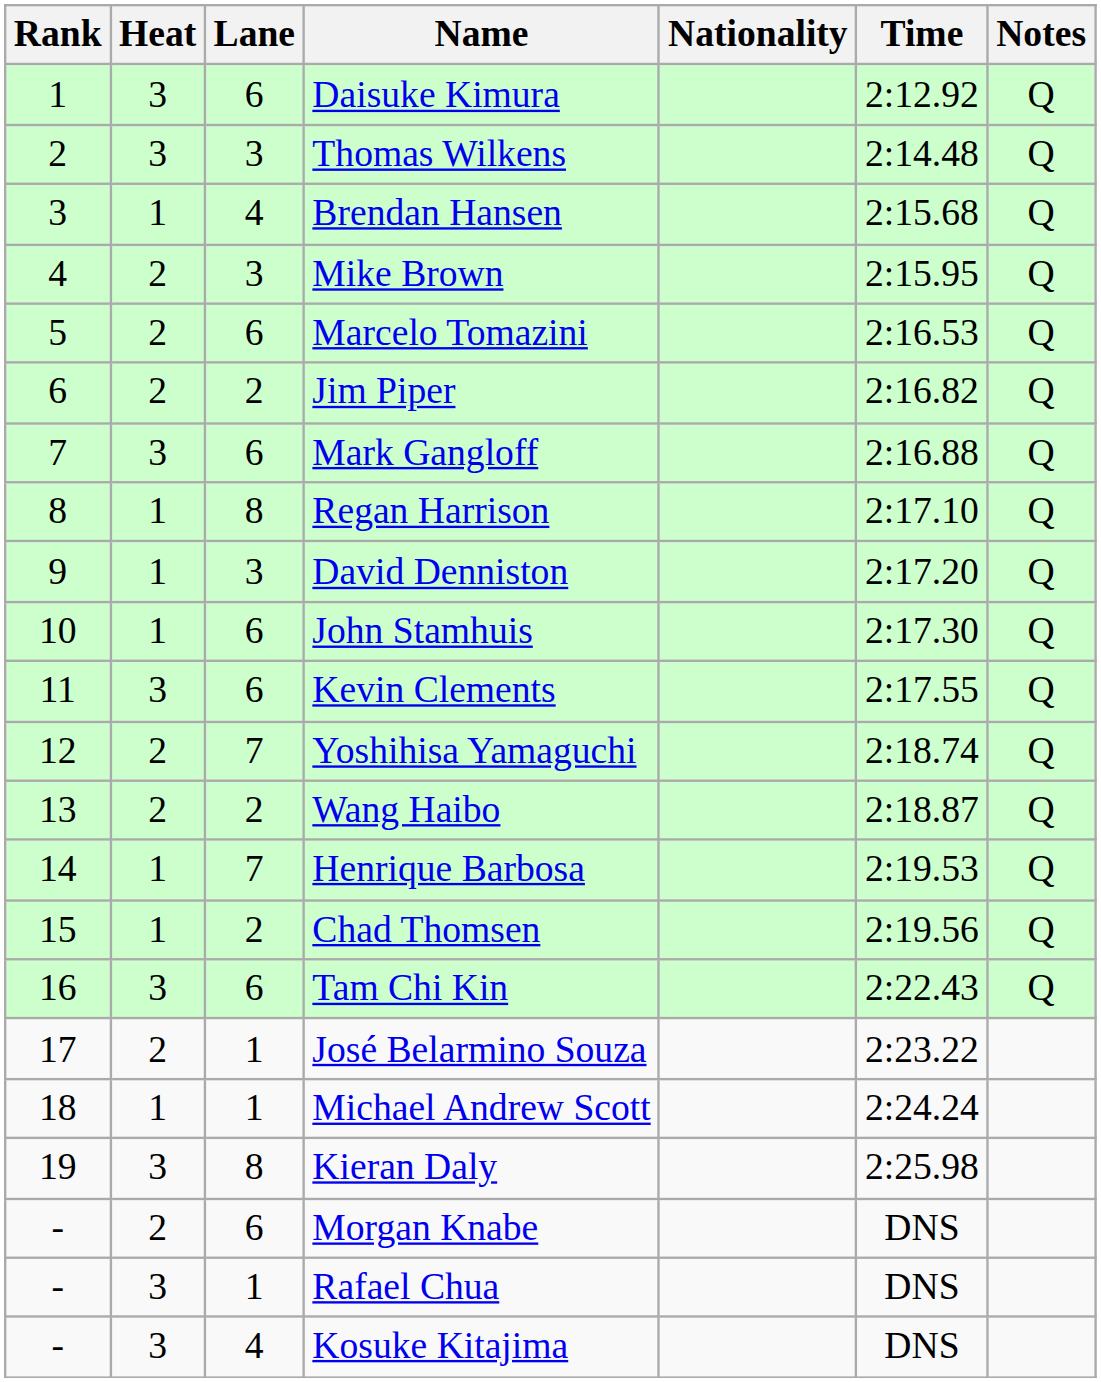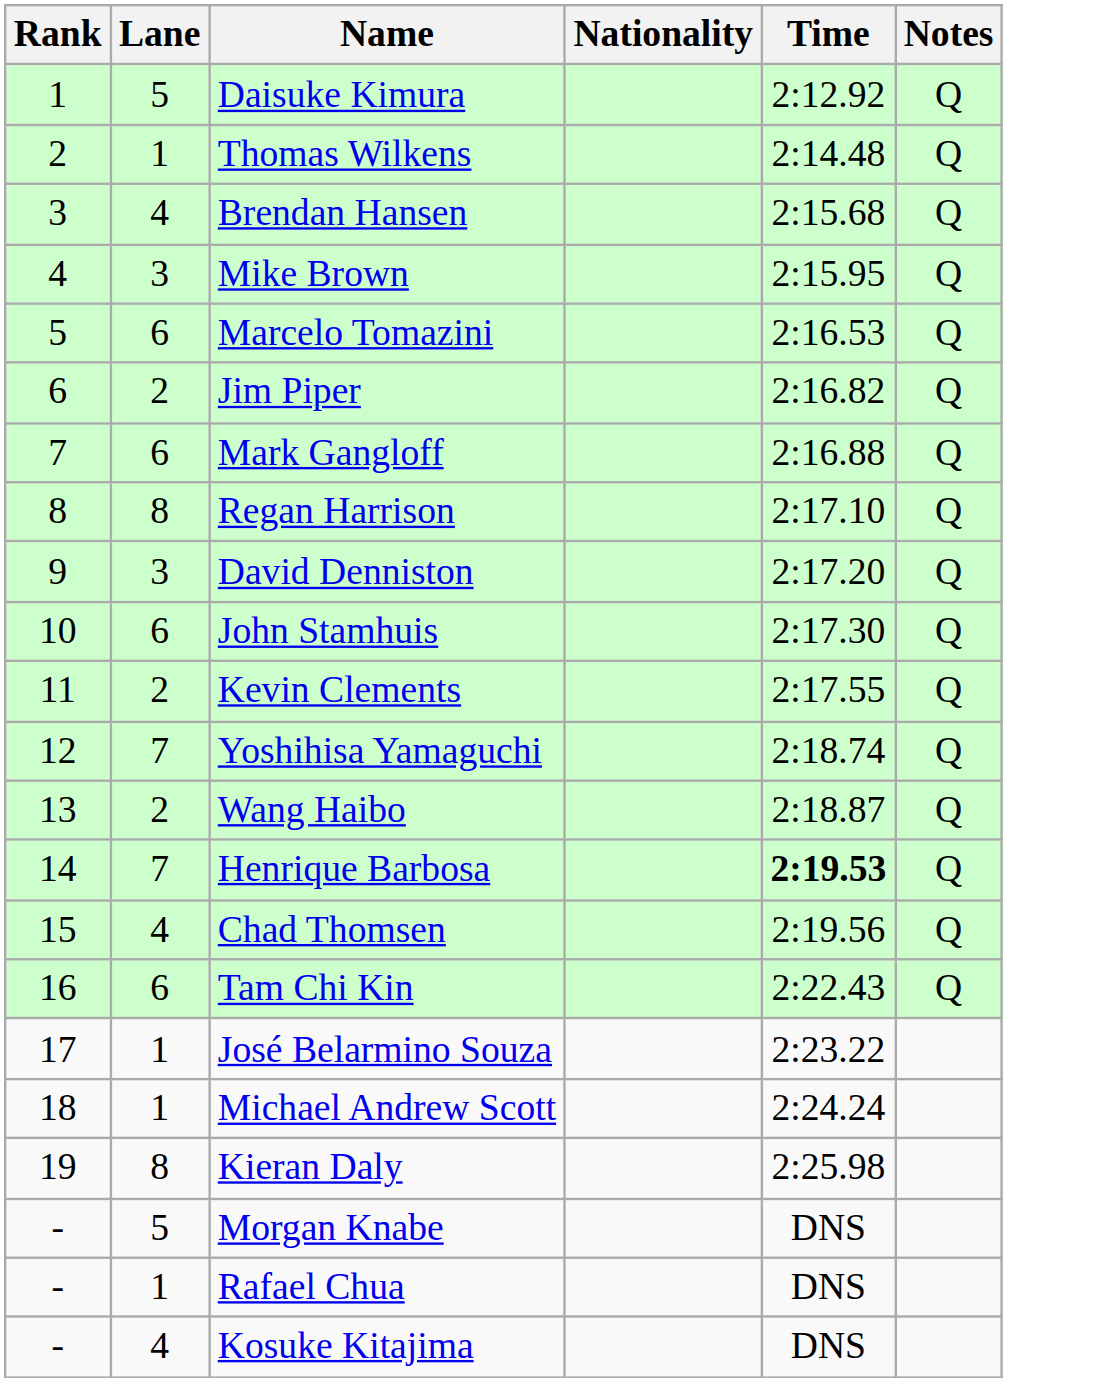- column: (158, 34)
(254, 93) 6 -> (160, 93) 5
(254, 153) 3 -> (160, 153) 1
(254, 690) 6 -> (160, 690) 2
(922, 869) normal -> (828, 869) bold
(254, 928) 2 -> (160, 928) 4
(254, 1226) 6 -> (160, 1226) 5
